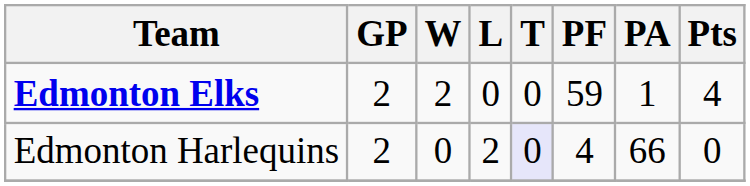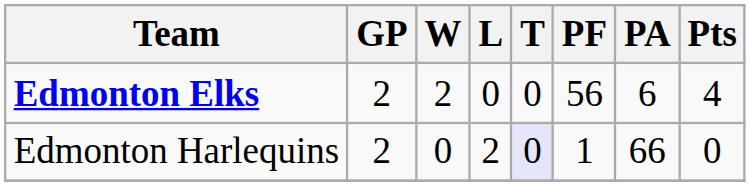(584, 92) 59 -> (584, 92) 56
(647, 92) 1 -> (647, 92) 6
(584, 151) 4 -> (584, 151) 1
